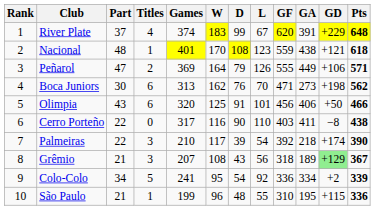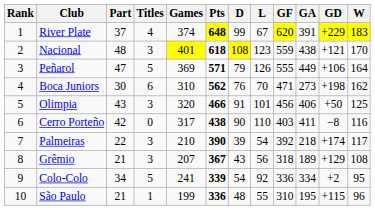columns swapped: (217, 13) <-> (359, 13)
(150, 50) 1 -> (150, 50) 3
(150, 68) 2 -> (150, 68) 5
(186, 86) 313 -> (186, 86) 310
(150, 104) 6 -> (150, 104) 3
(120, 123) 22 -> (120, 123) 42
(333, 159) lightgreen background -> (333, 159) no background
